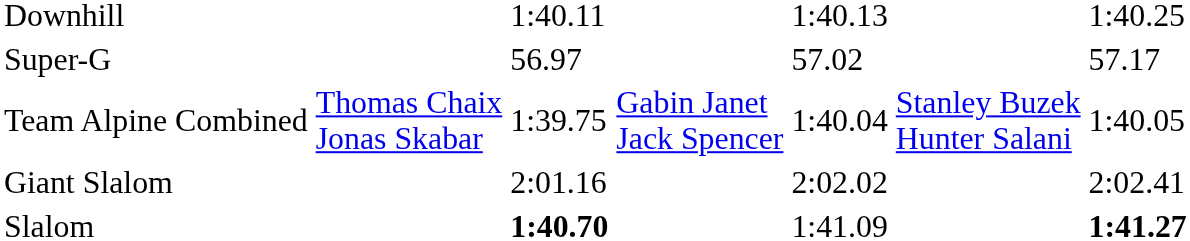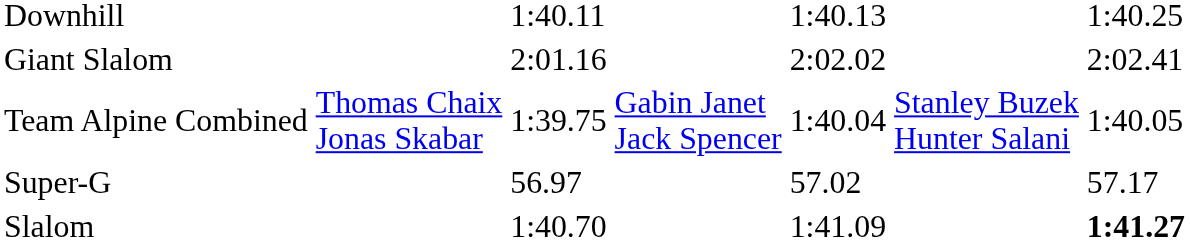rows swapped: (58, 59) <-> (88, 182)
(559, 226) bold -> (558, 226) normal
